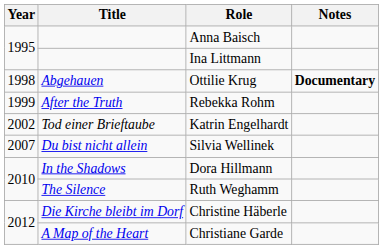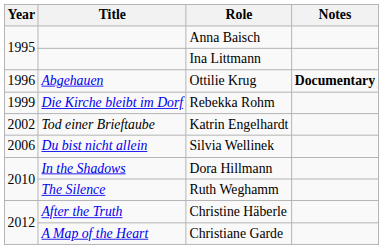(21, 80) 1998 -> (21, 80) 1996
(82, 102) After the Truth -> (112, 102) Die Kirche bleibt im Dorf
(21, 146) 2007 -> (21, 146) 2006
(112, 211) Die Kirche bleibt im Dorf -> (82, 211) After the Truth
